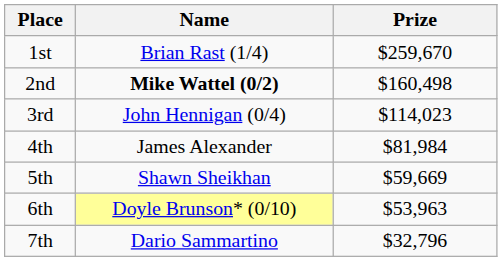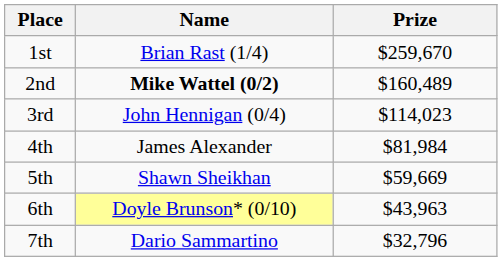(415, 83) $160,498 -> (415, 83) $160,489
(415, 209) $53,963 -> (415, 209) $43,963
